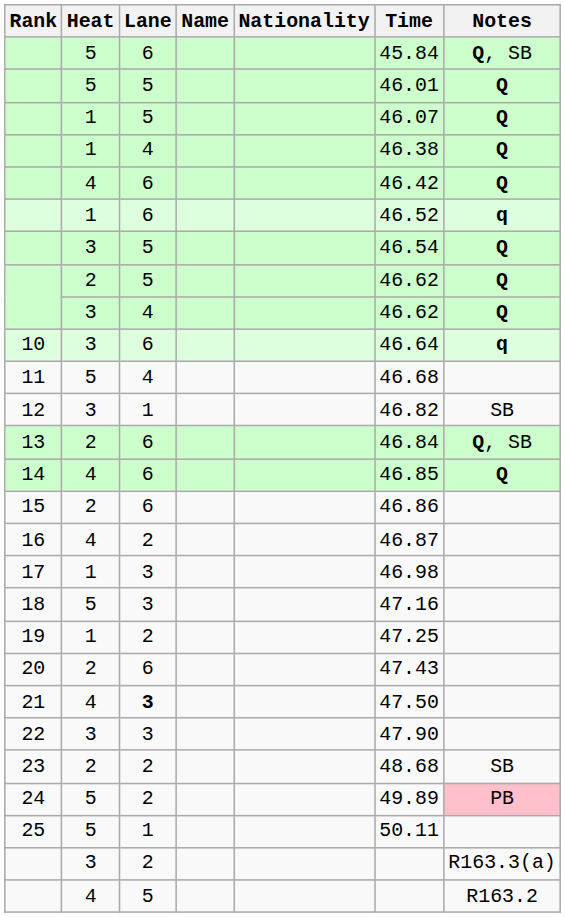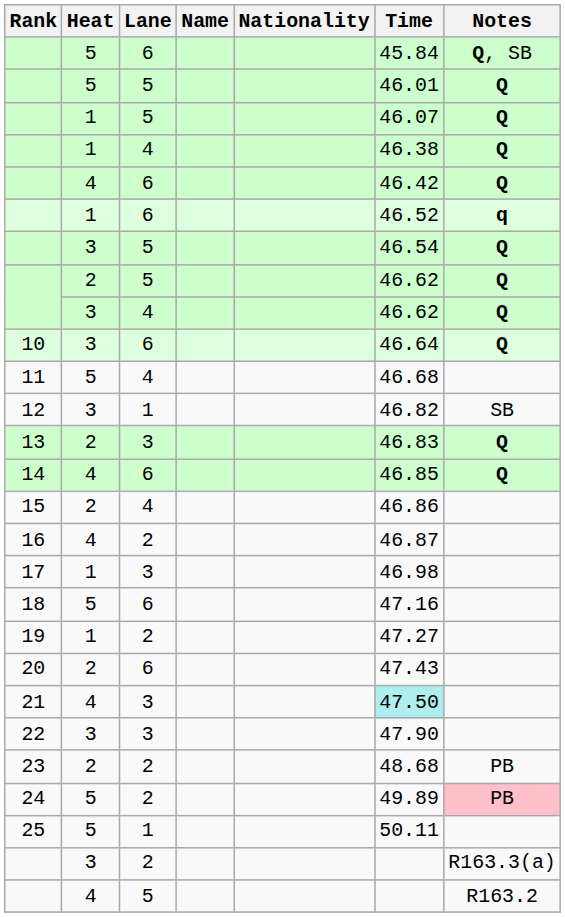(502, 345) q -> (502, 345) Q
(148, 442) 6 -> (148, 442) 3
(409, 442) 46.84 -> (409, 442) 46.83
(502, 442) Q, SB -> (502, 442) Q
(148, 507) 6 -> (148, 507) 4
(148, 604) 3 -> (148, 604) 6
(409, 637) 47.25 -> (409, 637) 47.27
(148, 702) bold -> (148, 702) normal
(409, 702) no background -> (409, 702) paleturquoise background
(502, 767) SB -> (502, 767) PB
